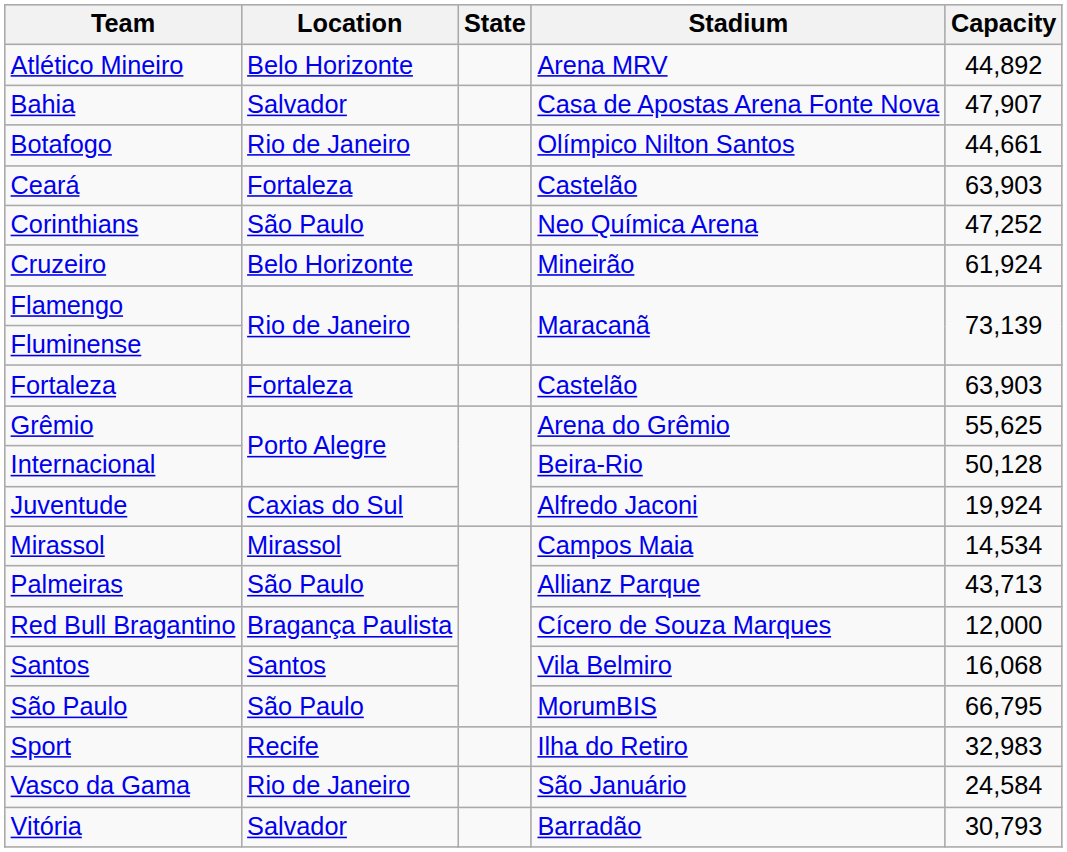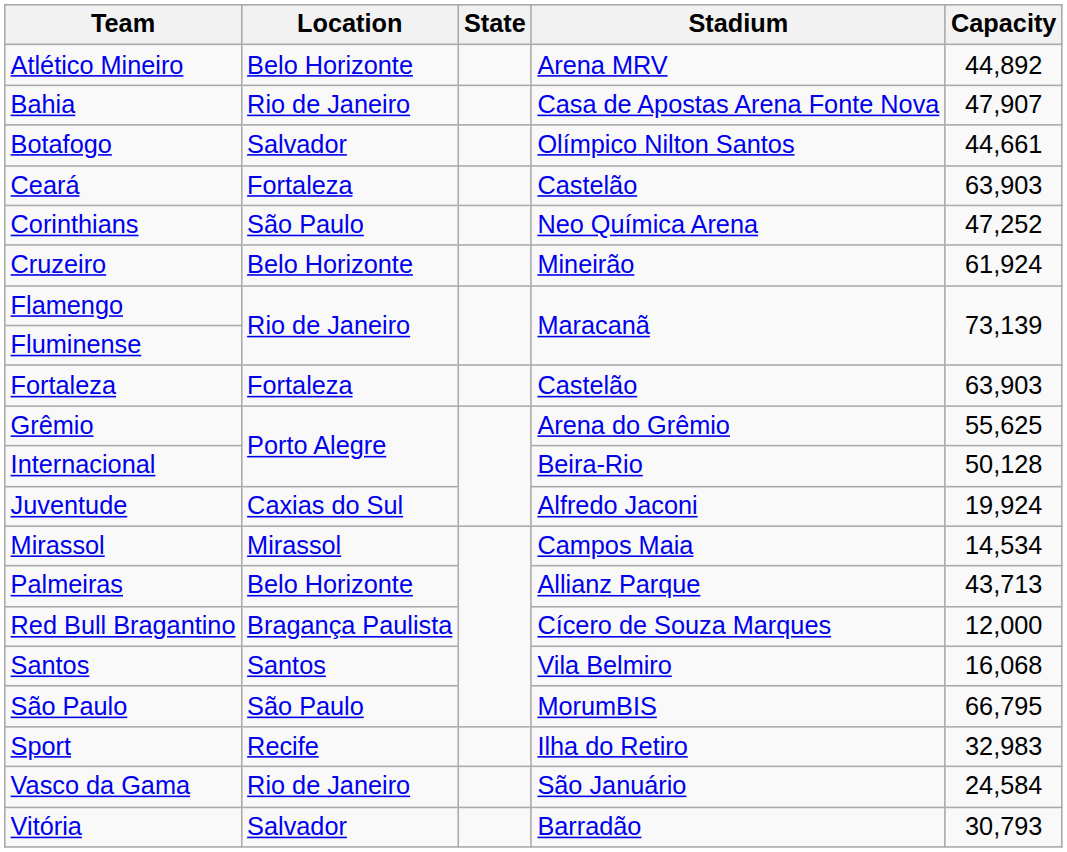(297, 104) Salvador -> (329, 104) Rio de Janeiro
(329, 144) Rio de Janeiro -> (297, 144) Salvador
(305, 585) São Paulo -> (330, 585) Belo Horizonte
